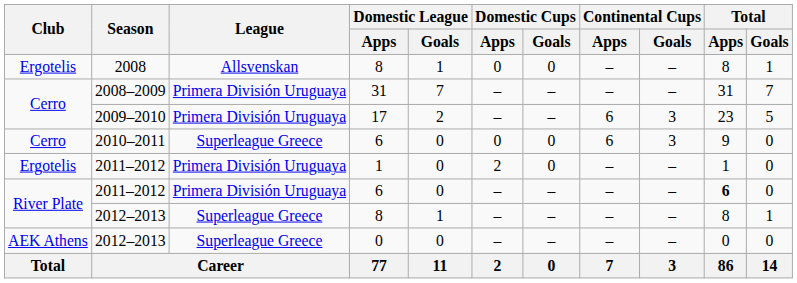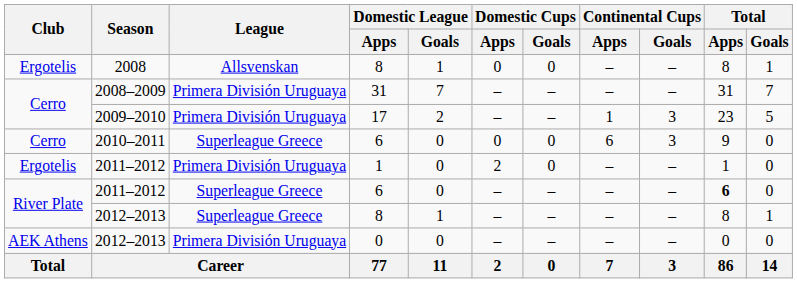(609, 116) 6 -> (609, 116) 1
(259, 191) Primera División Uruguaya -> (259, 191) Superleague Greece
(259, 240) Superleague Greece -> (259, 240) Primera División Uruguaya
